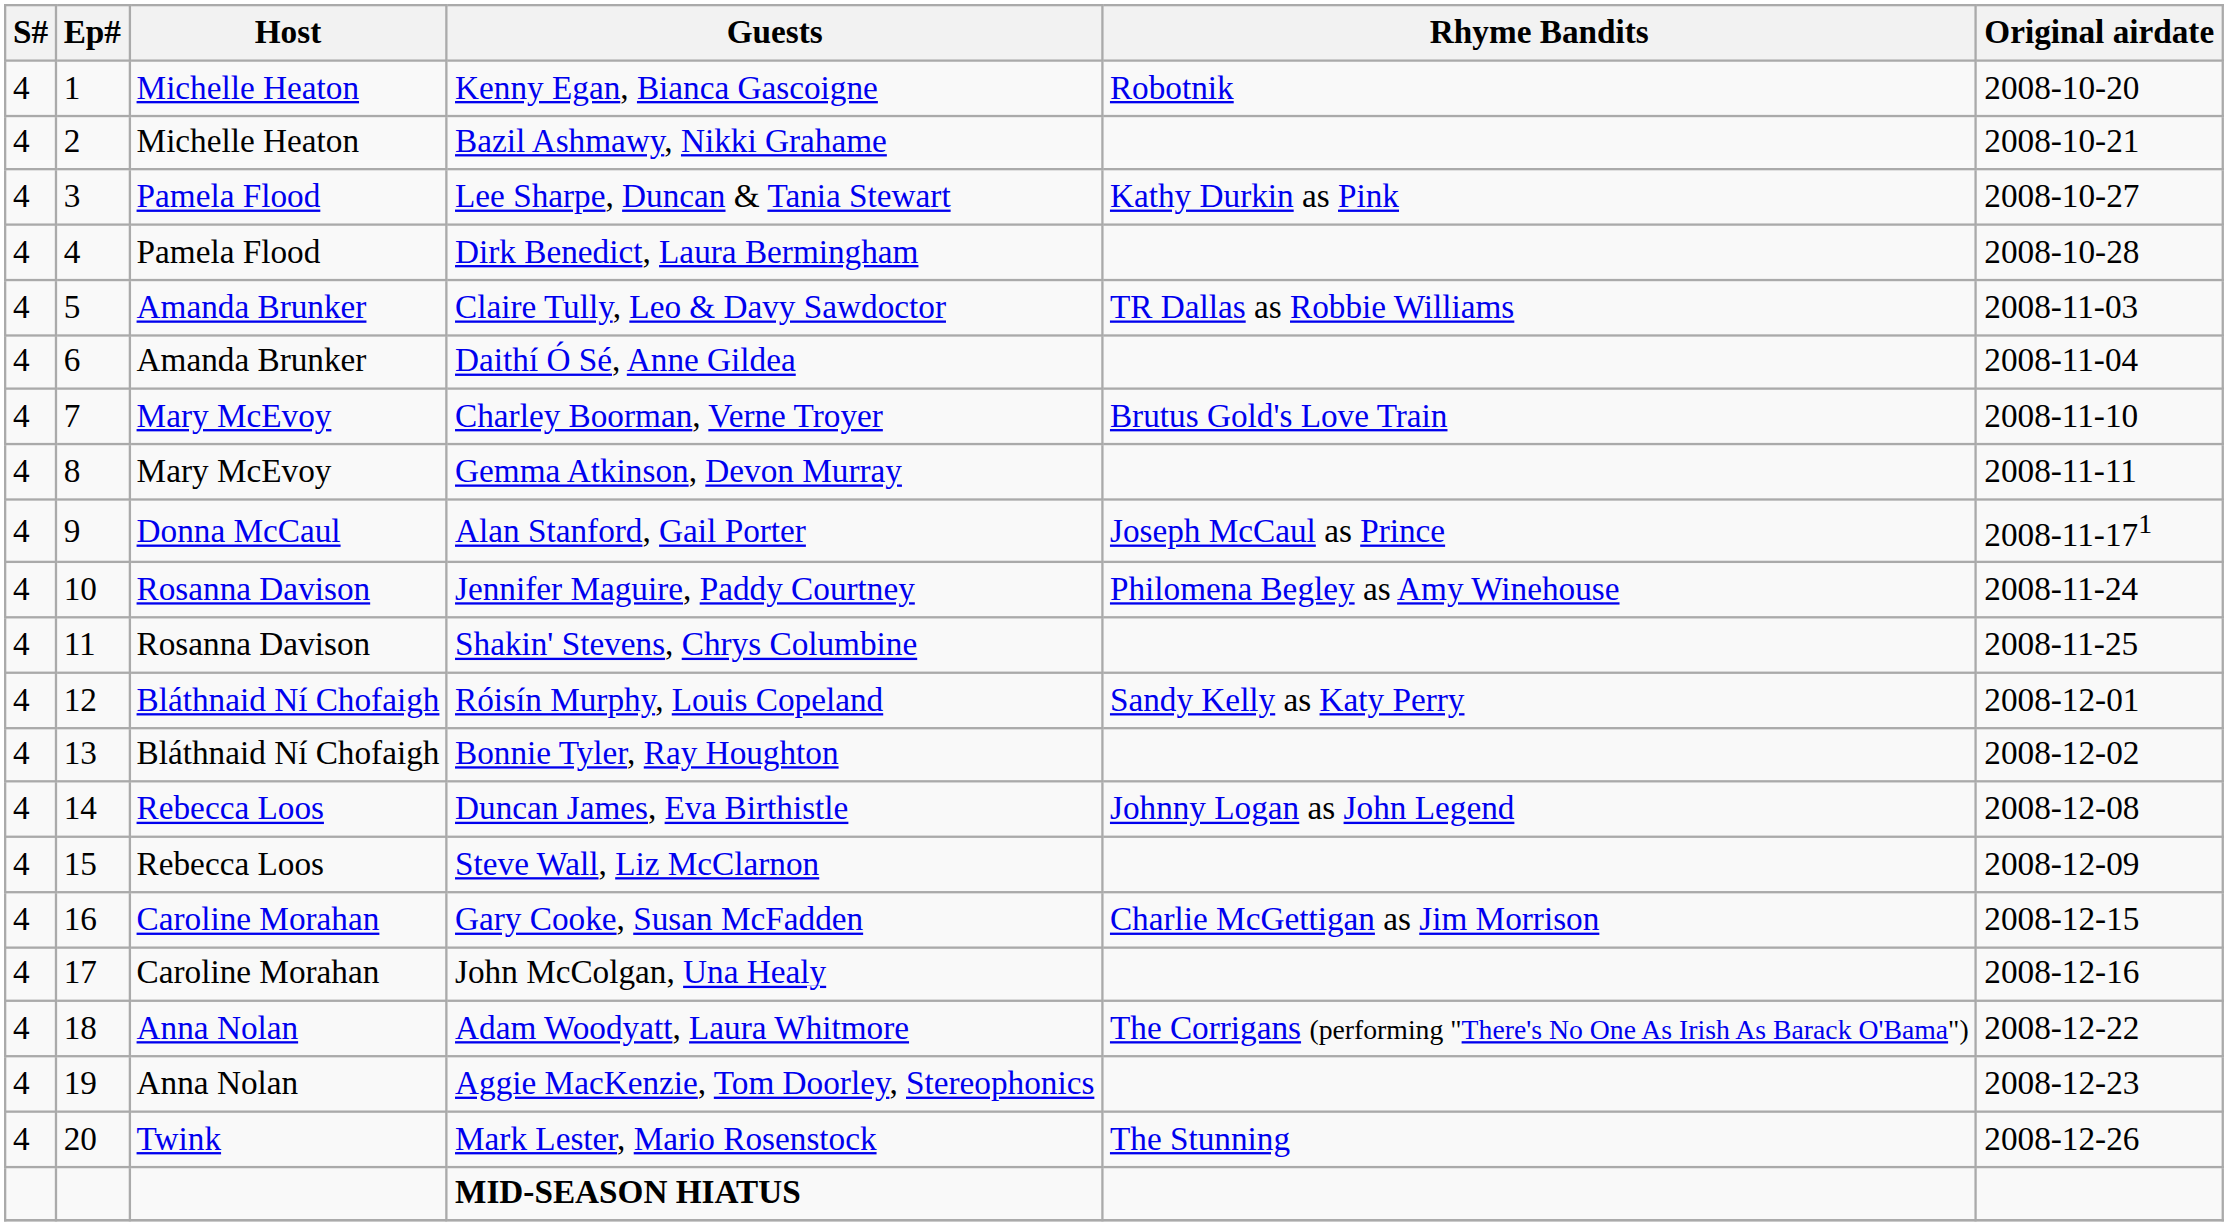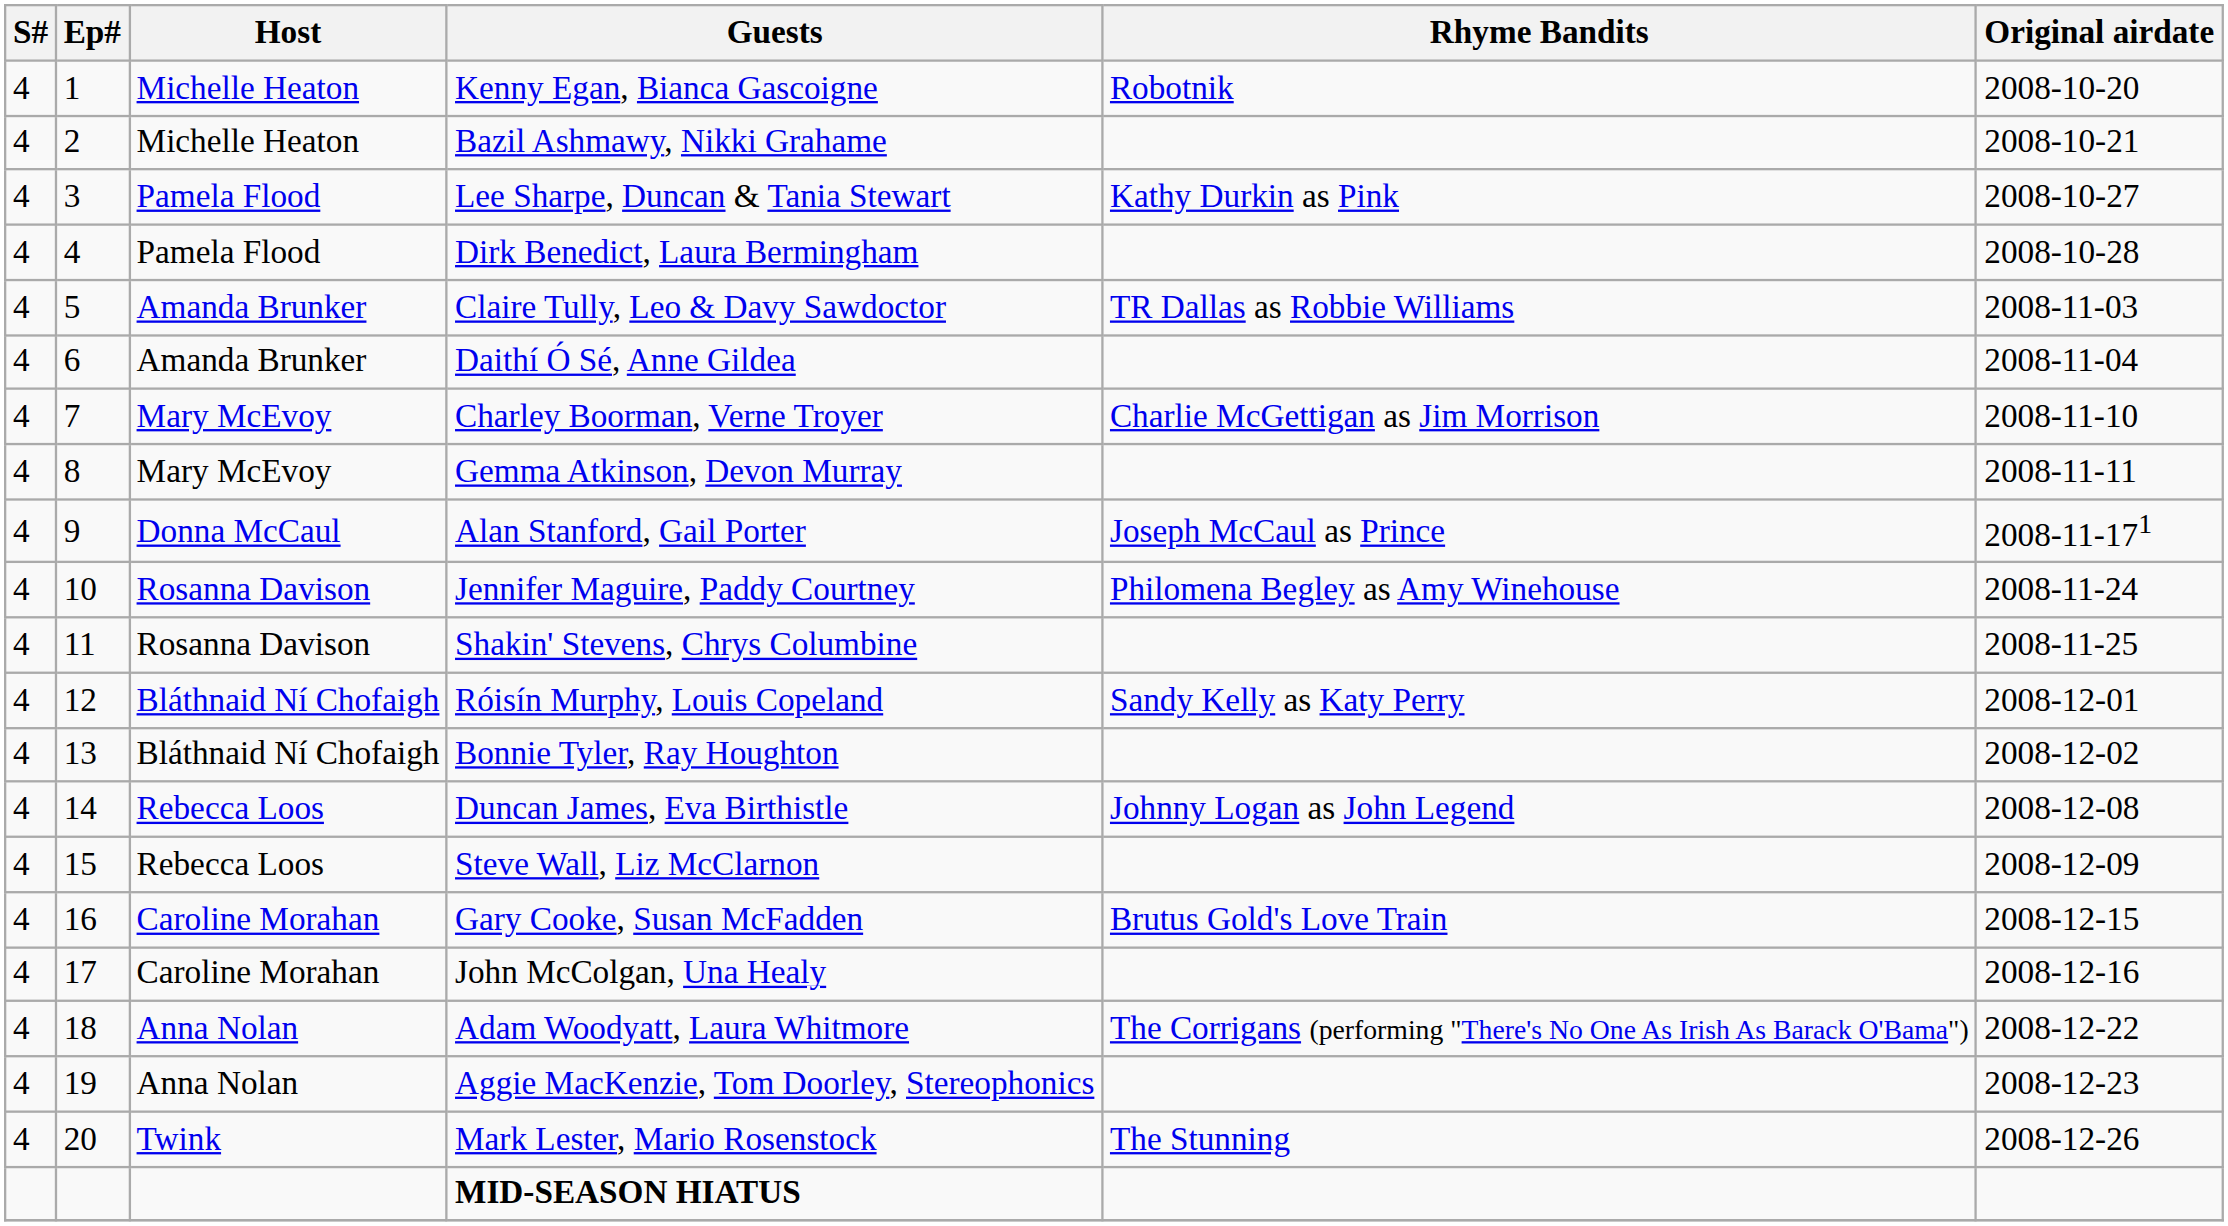(1279, 416) Brutus Gold's Love Train -> (1355, 416) Charlie McGettigan as Jim Morrison
(1355, 918) Charlie McGettigan as Jim Morrison -> (1279, 918) Brutus Gold's Love Train
